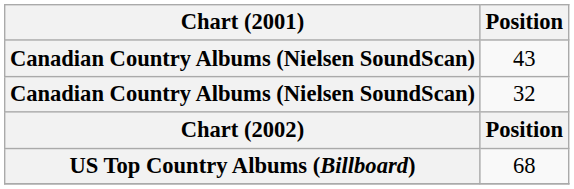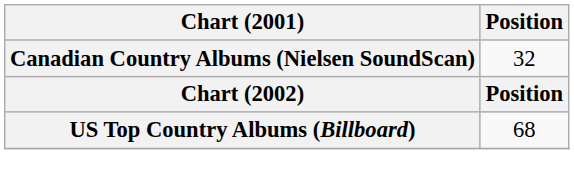- row: (524, 58)
